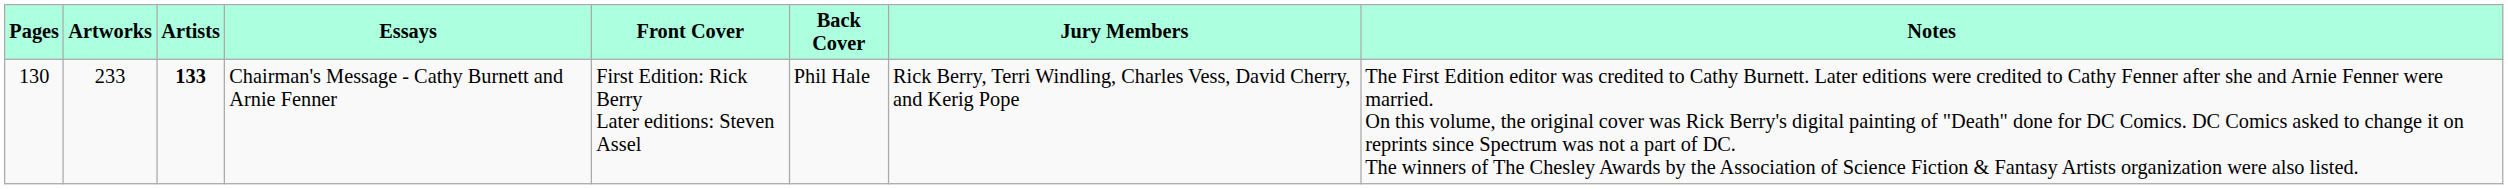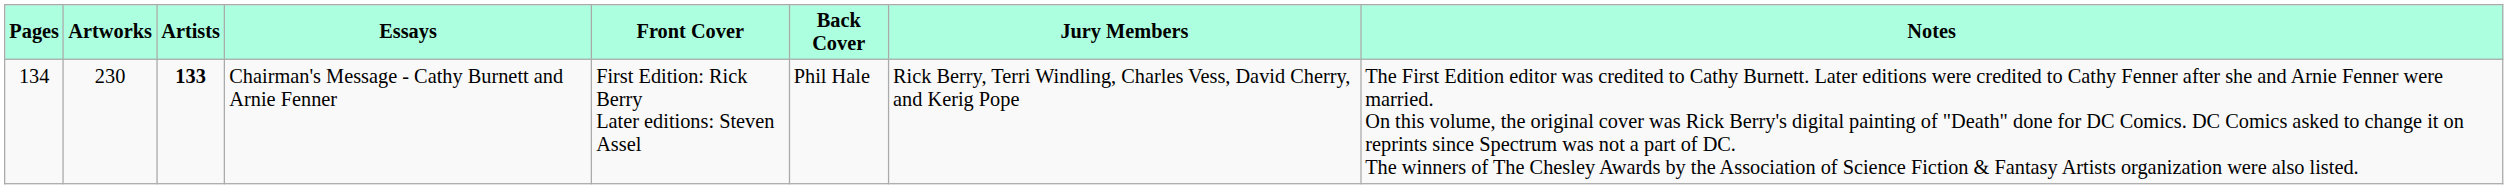(34, 75) 130 -> (34, 75) 134
(110, 75) 233 -> (110, 75) 230
